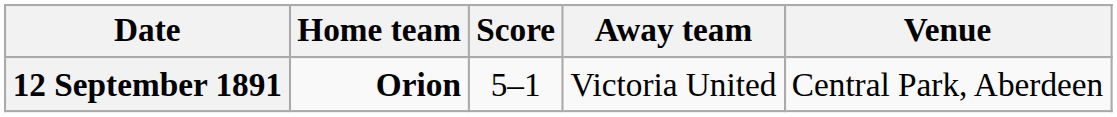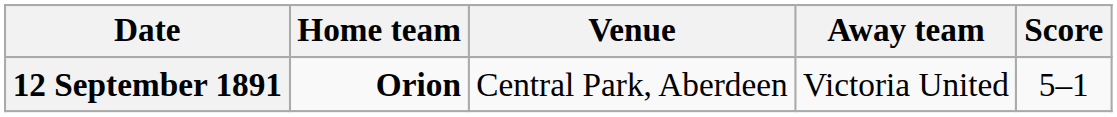columns swapped: (516, 30) <-> (947, 30)
